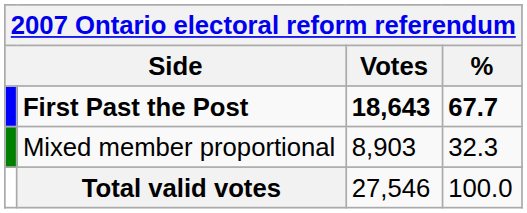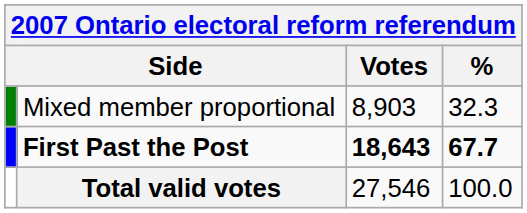rows swapped: (136, 107) <-> (179, 147)
